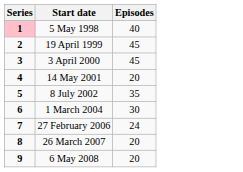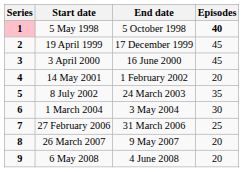+ column: (154, 12)
(134, 28) normal -> (217, 28) bold
(134, 126) 24 -> (217, 126) 25
